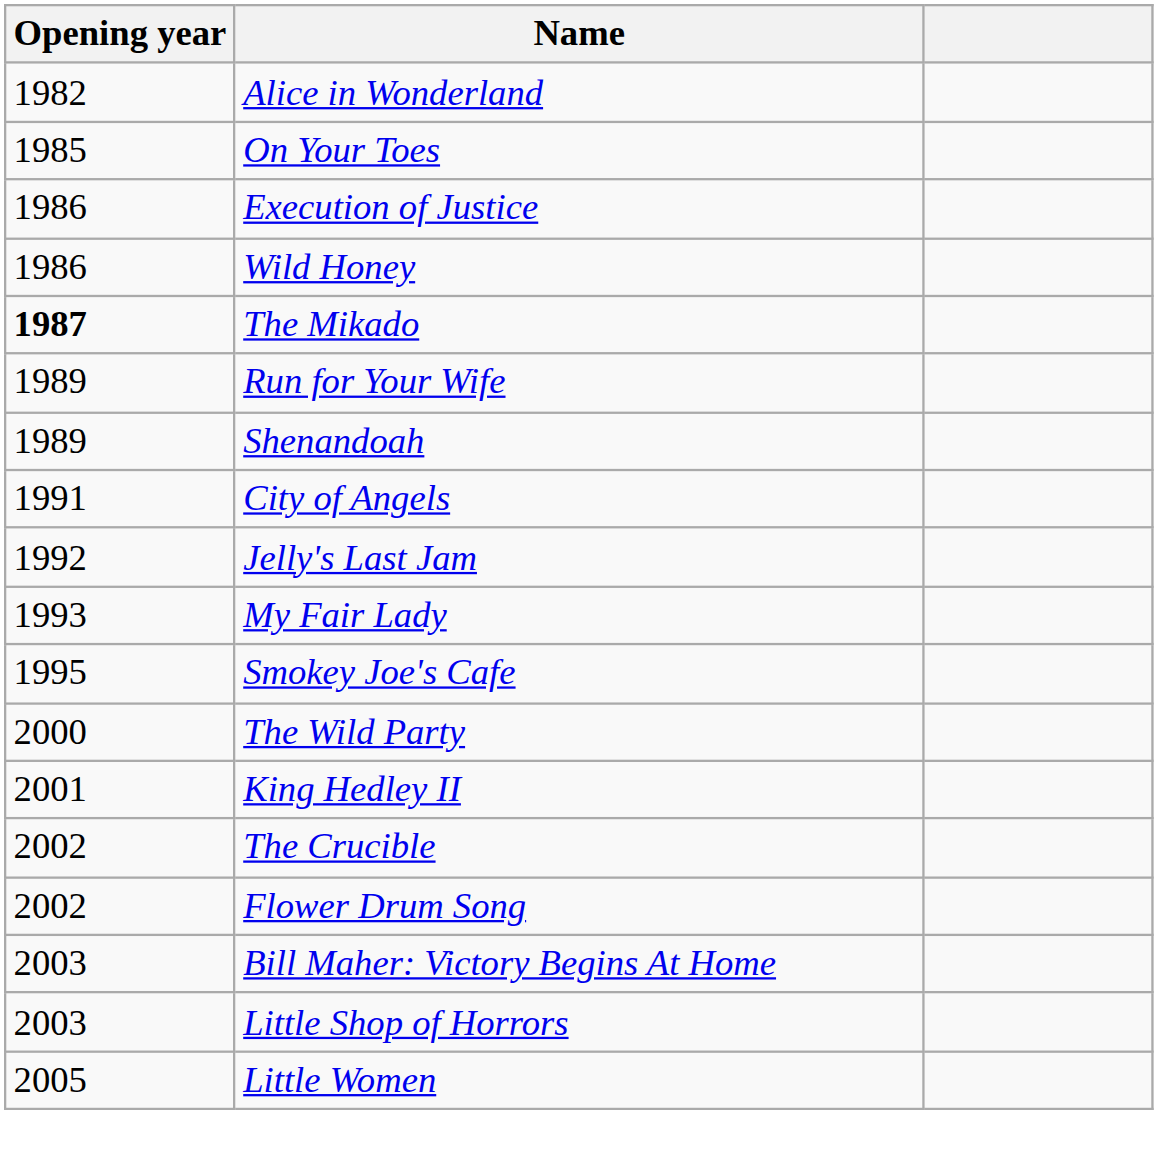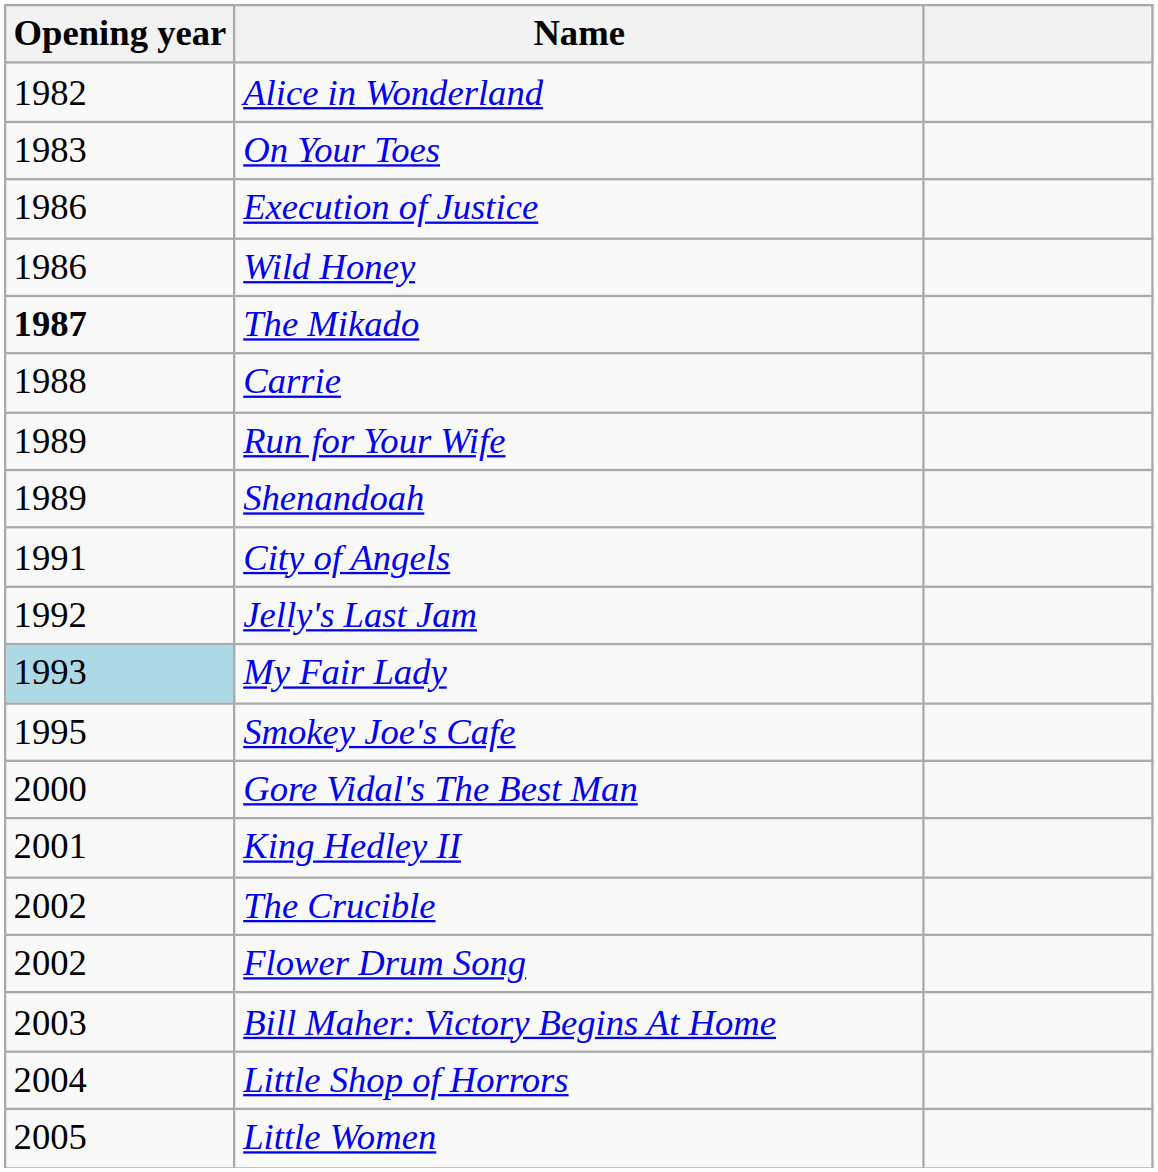(50, 149) 1985 -> (50, 149) 1983
+ row: (292, 382)
(50, 614) no background -> (50, 672) lightblue background
- row: (354, 730)
+ row: (440, 788)
(50, 1021) 2003 -> (50, 1079) 2004
